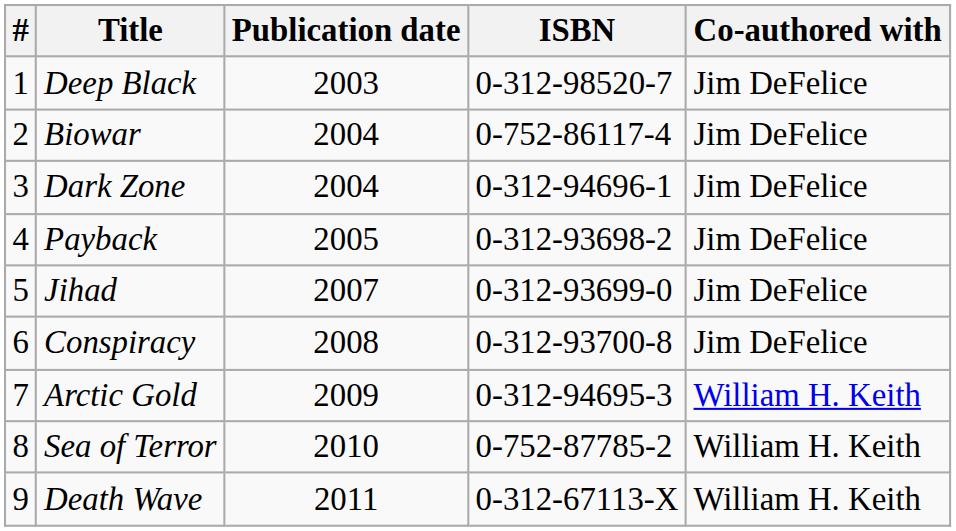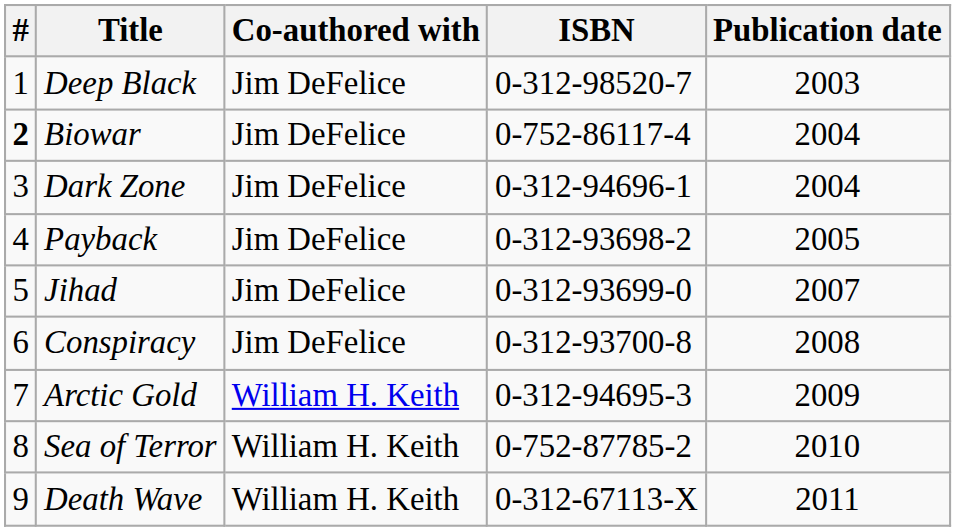columns swapped: (346, 30) <-> (818, 30)
(21, 134) normal -> (21, 134) bold
